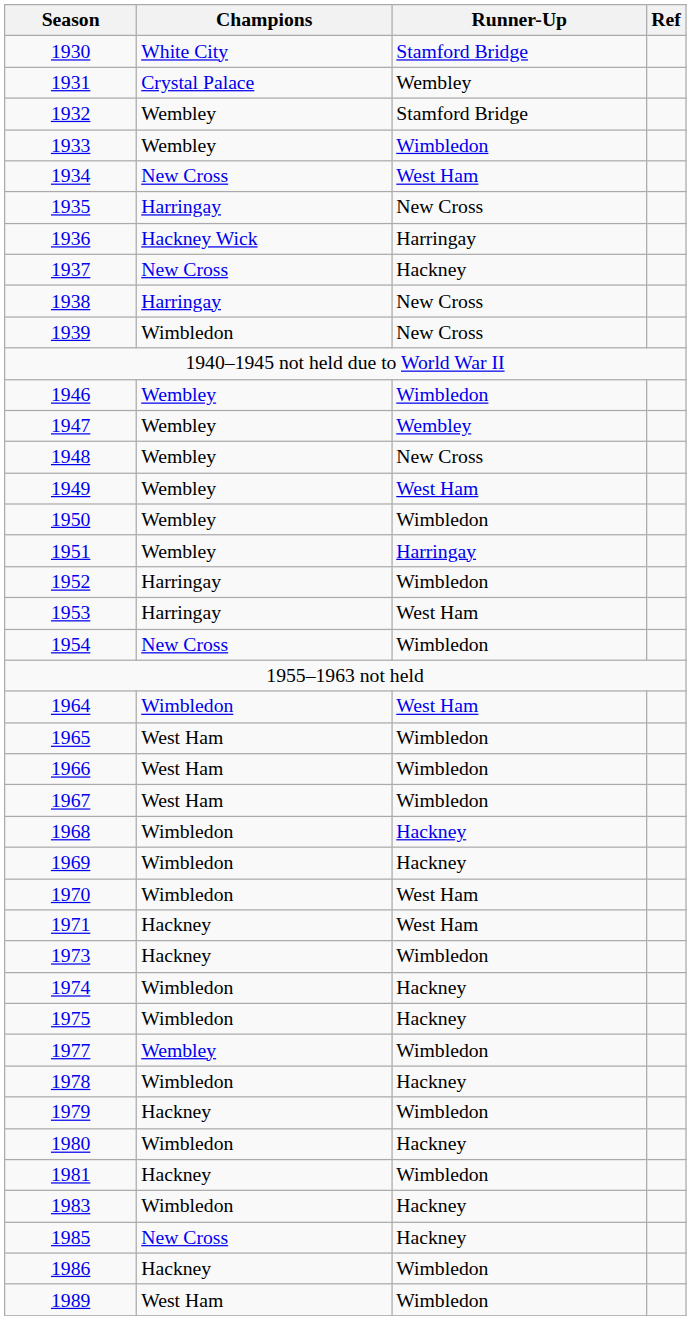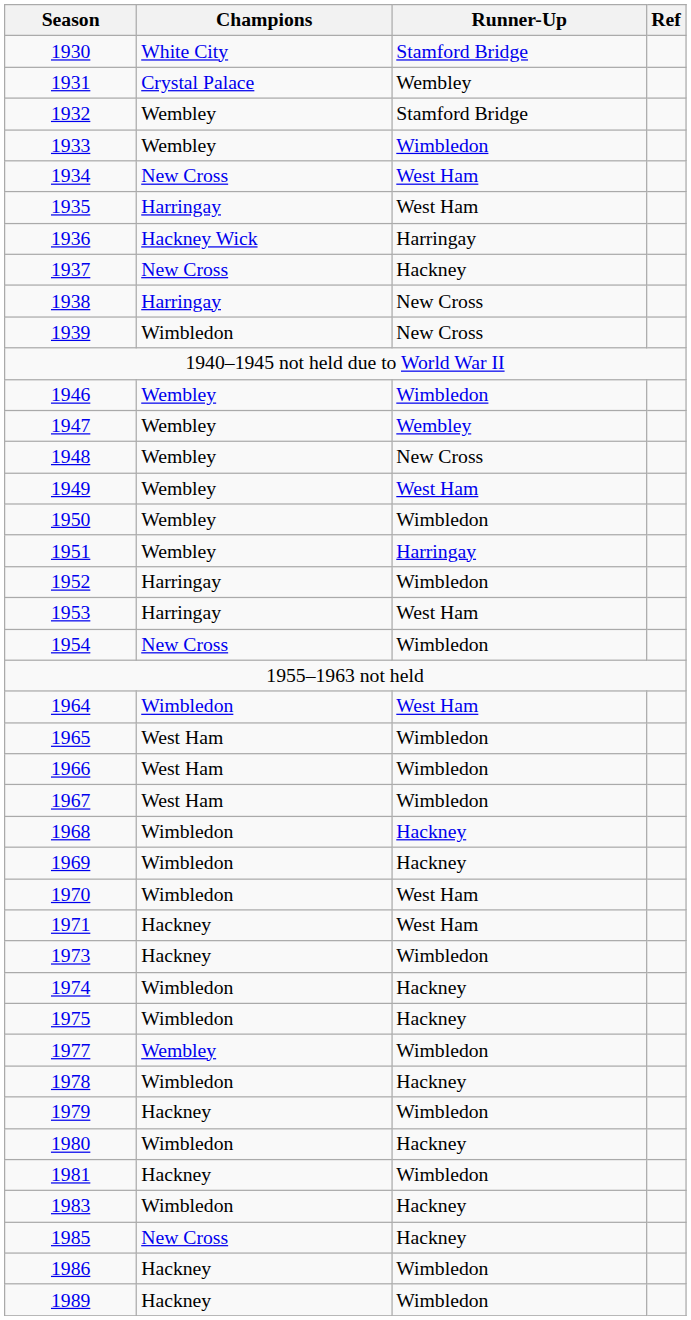(440, 207) New Cross -> (437, 207) West Ham
(182, 1299) West Ham -> (176, 1299) Hackney
